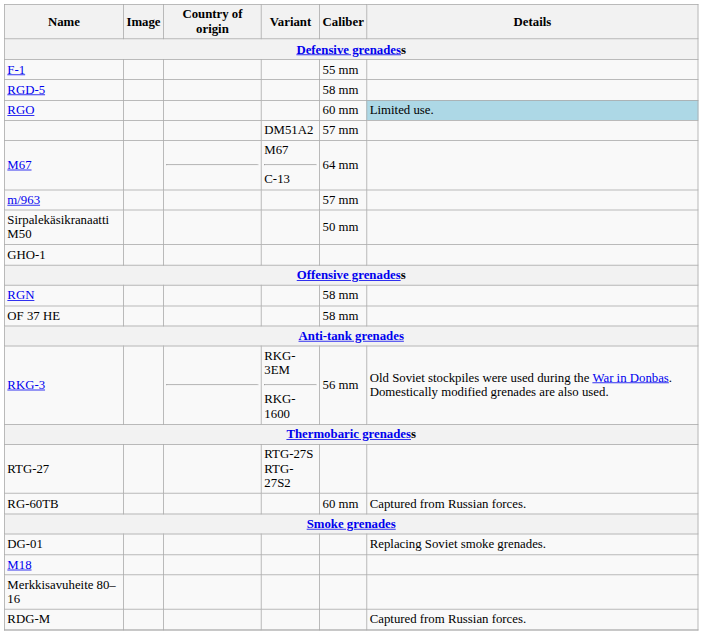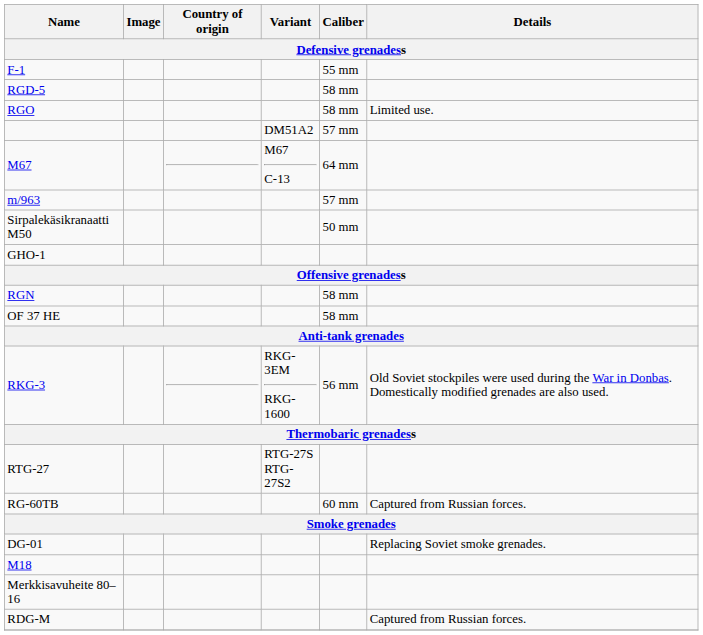(341, 110) 60 mm -> (341, 110) 58 mm
(402, 110) lightblue background -> (402, 110) no background
